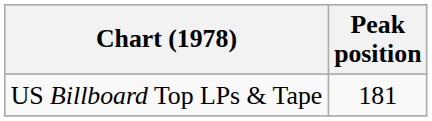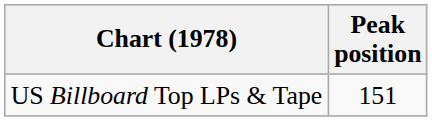(378, 94) 181 -> (378, 94) 151
